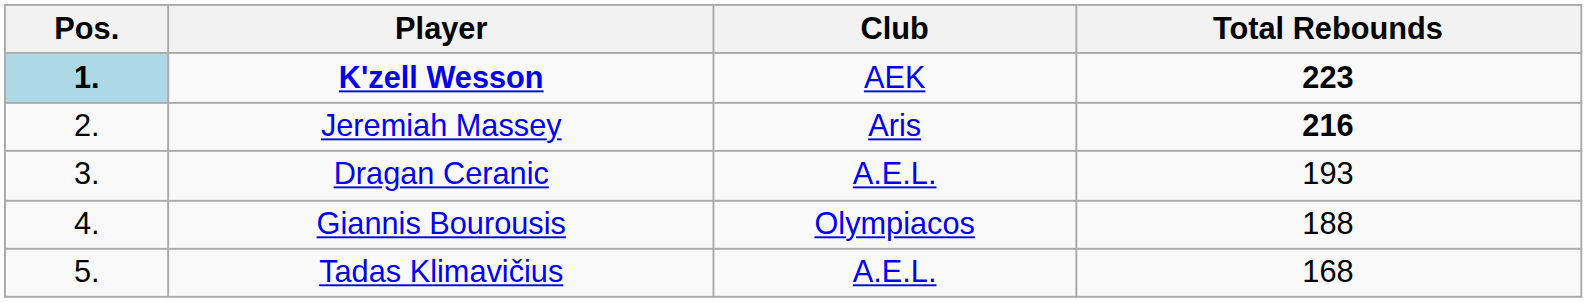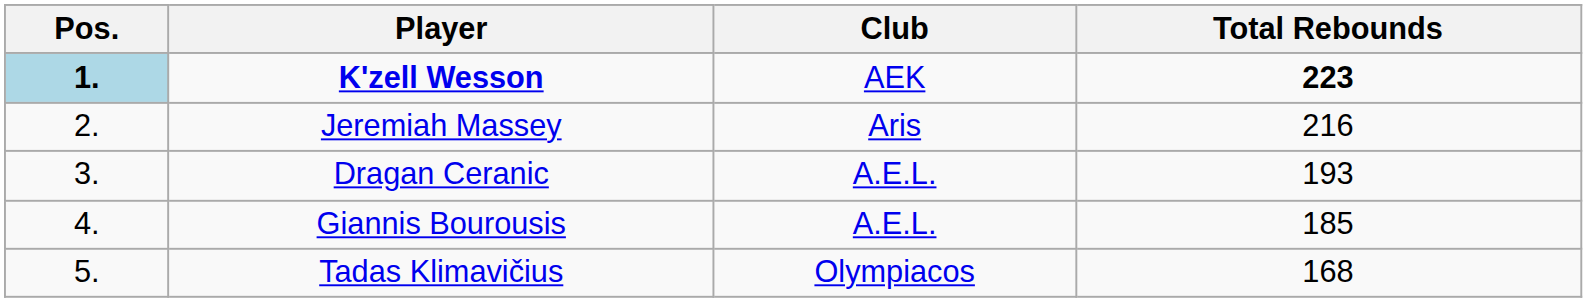(1328, 126) bold -> (1328, 126) normal
(895, 223) Olympiacos -> (895, 223) A.E.L.
(1328, 223) 188 -> (1328, 223) 185
(895, 272) A.E.L. -> (895, 272) Olympiacos
